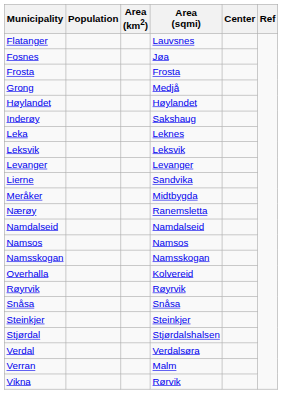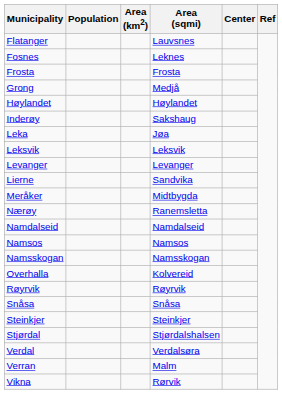(161, 56) Jøa -> (168, 56) Leknes
(168, 134) Leknes -> (161, 134) Jøa
